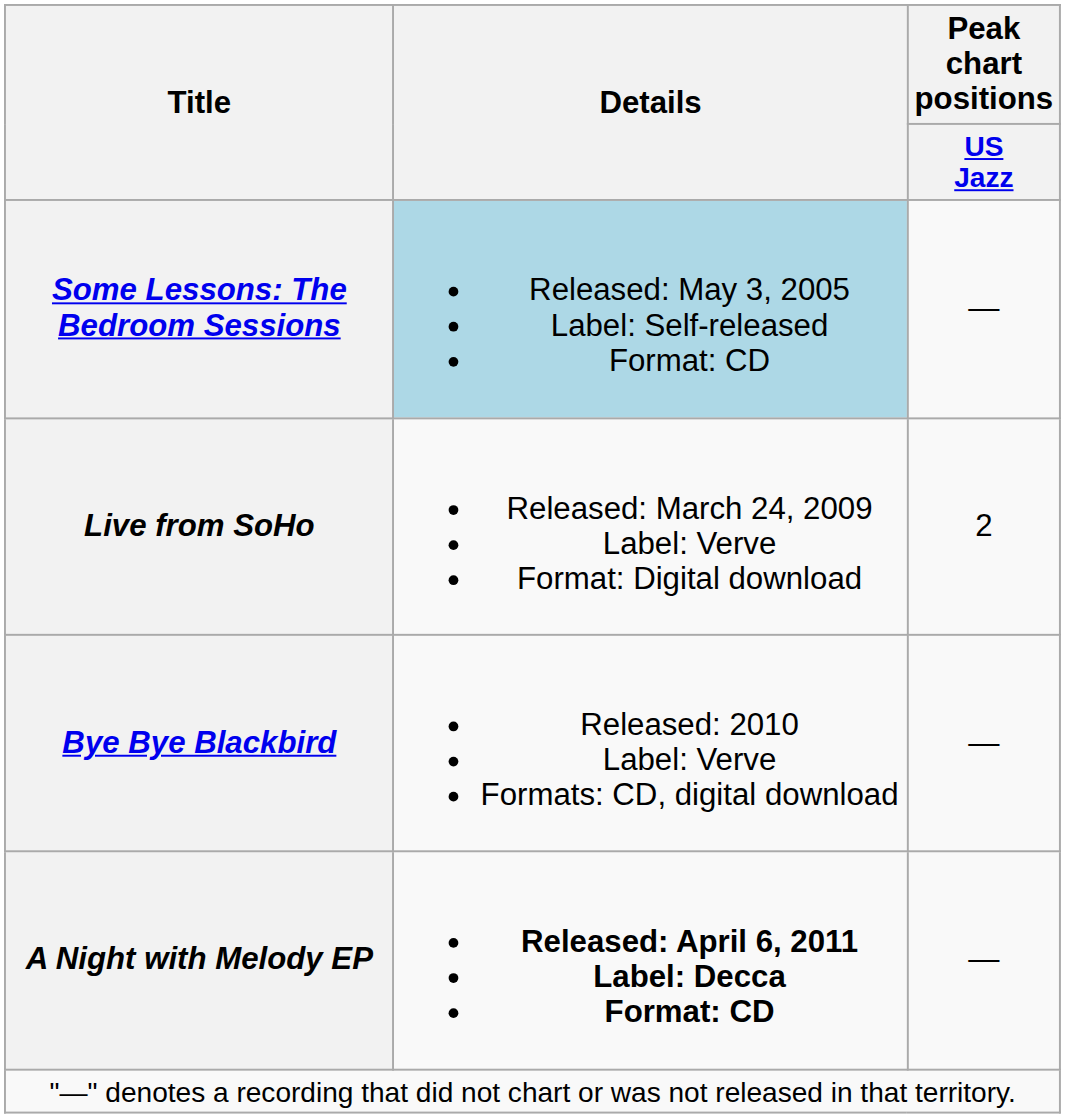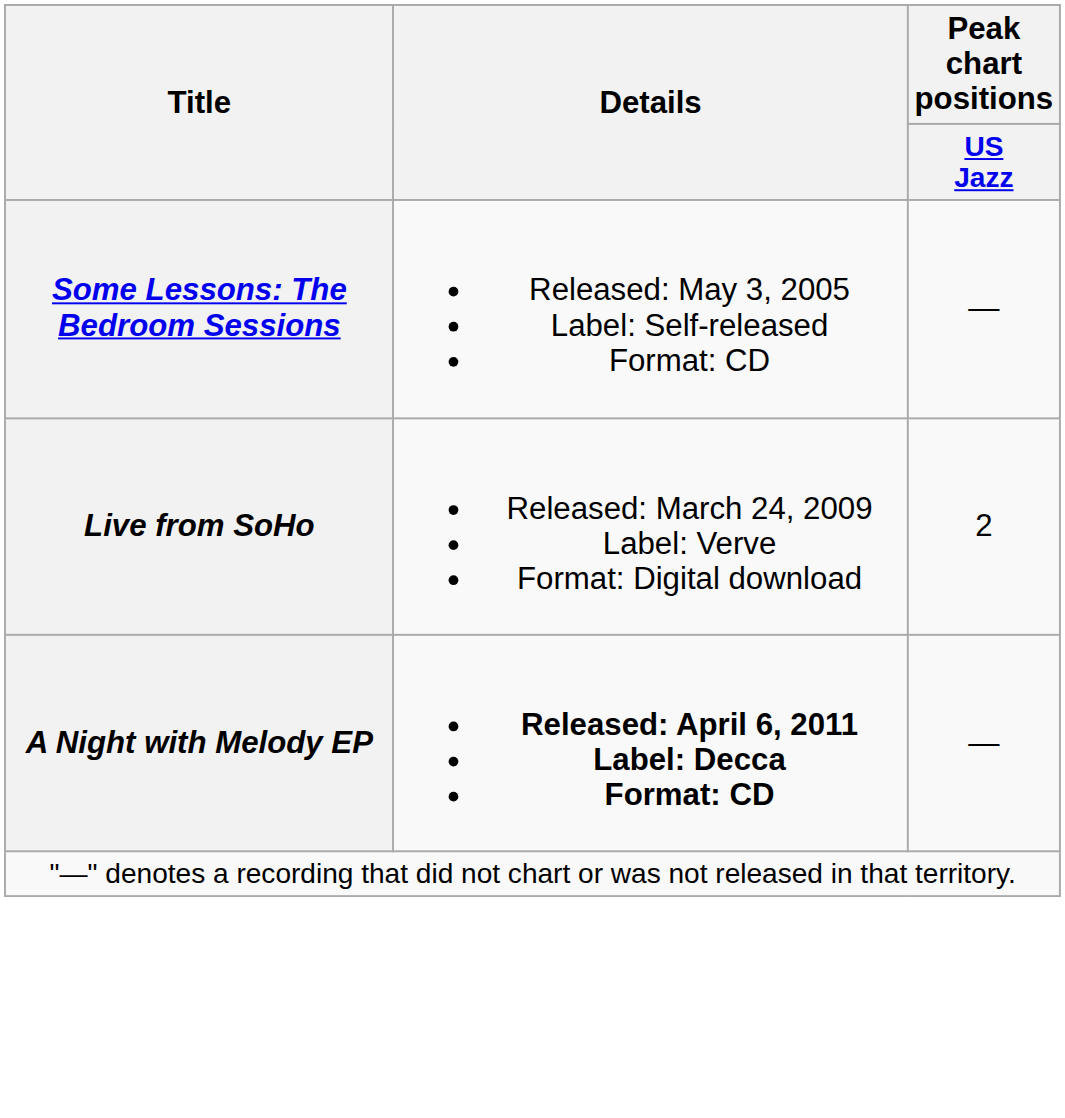(651, 326) lightblue background -> (651, 326) no background
- row: (199, 742)
